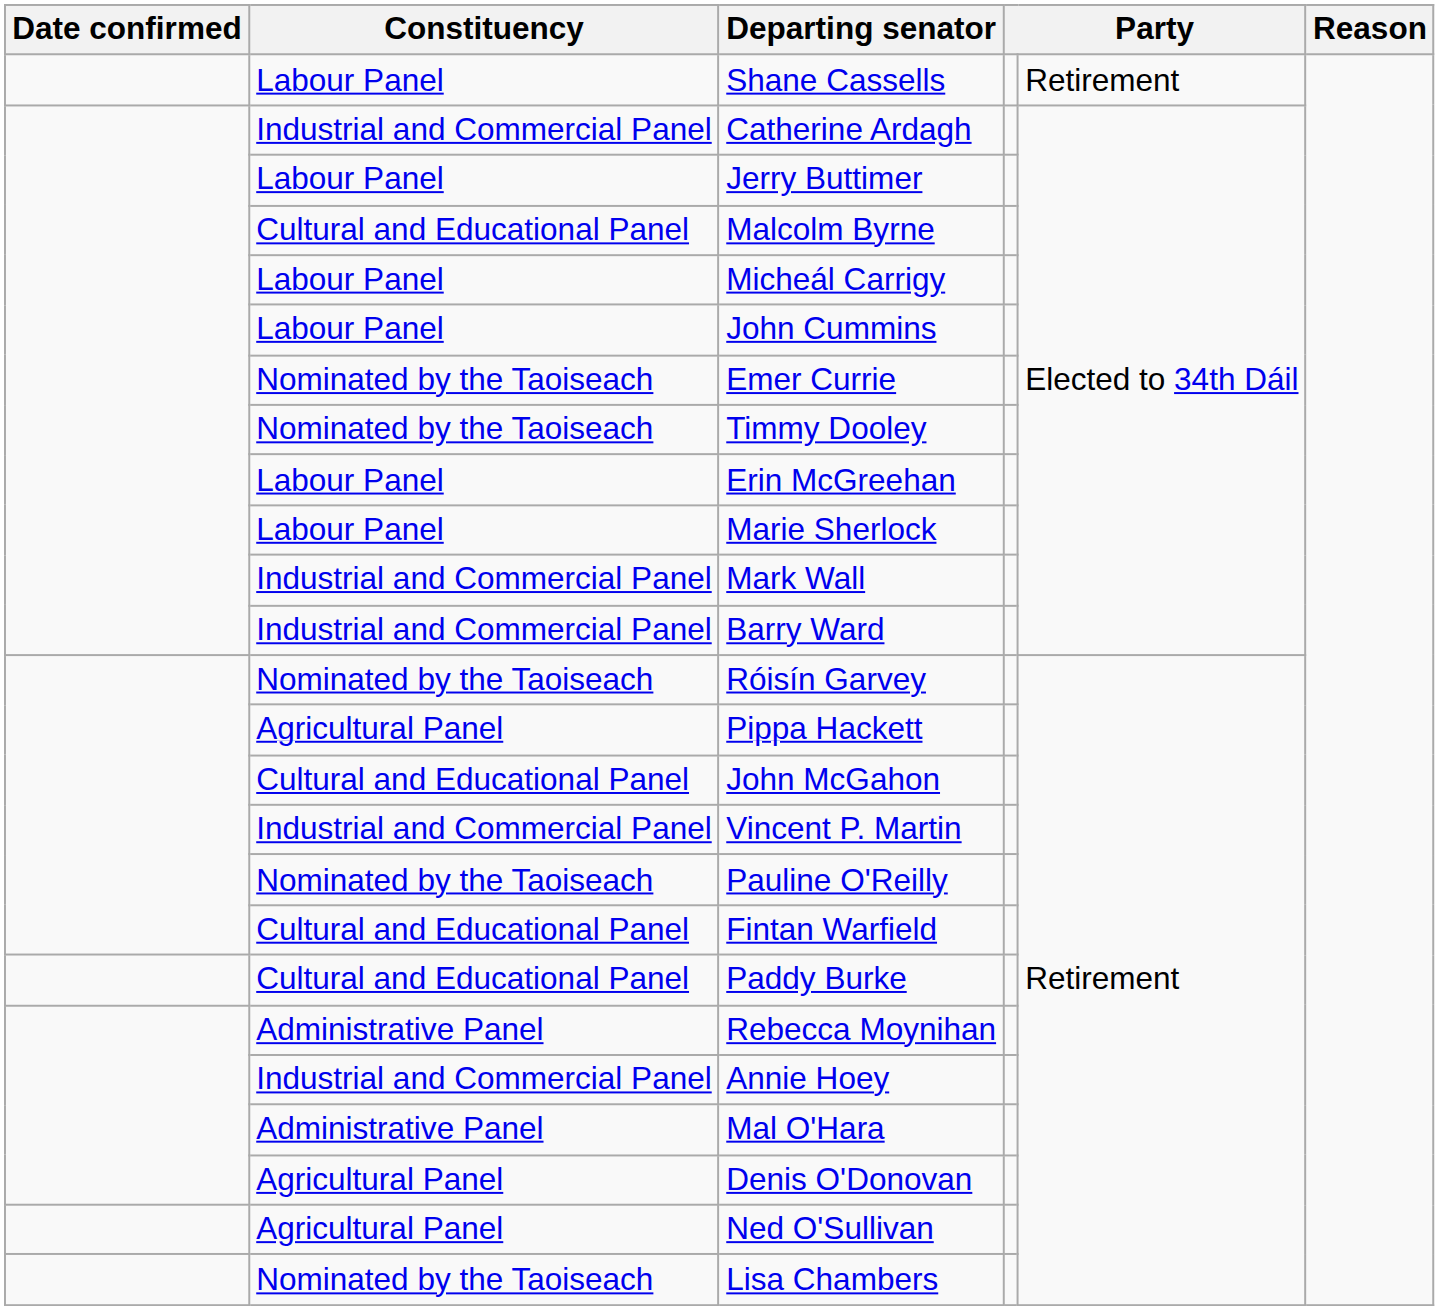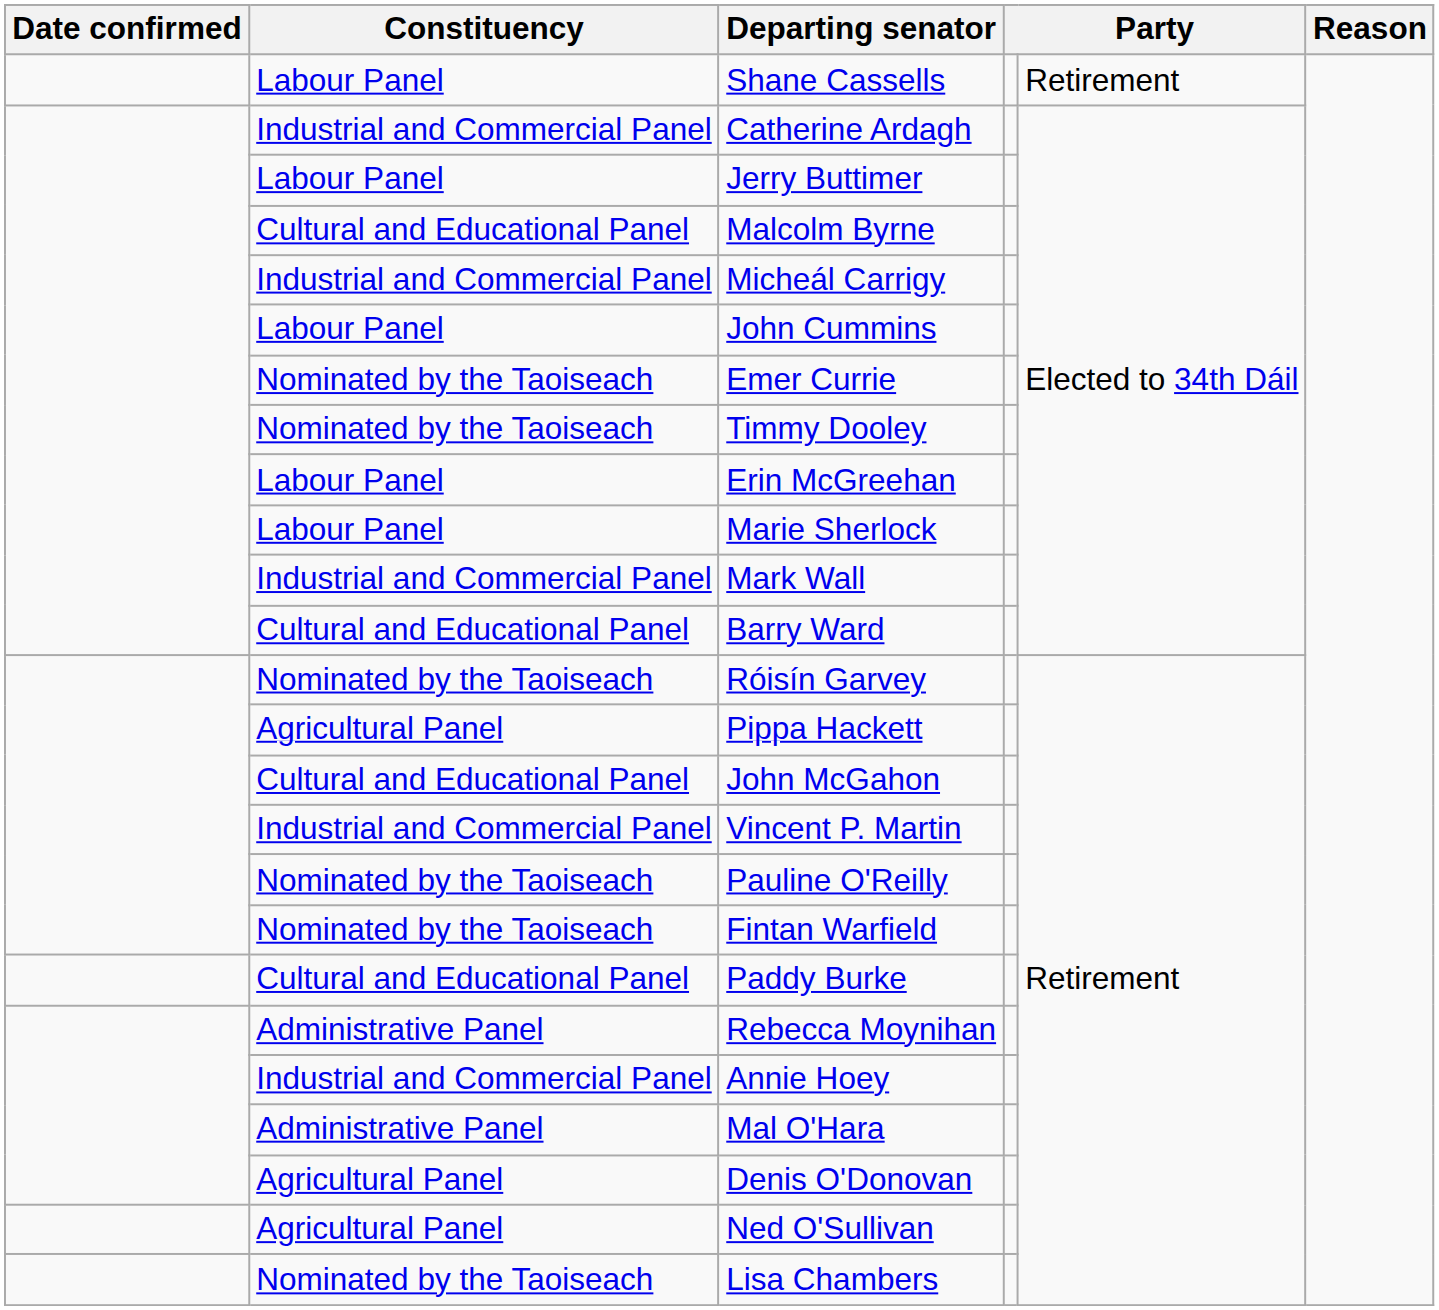(350, 279) Labour Panel -> (484, 279) Industrial and Commercial Panel
(484, 629) Industrial and Commercial Panel -> (473, 629) Cultural and Educational Panel
(473, 929) Cultural and Educational Panel -> (455, 929) Nominated by the Taoiseach
